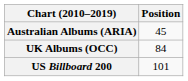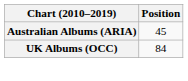- row: (72, 66)
